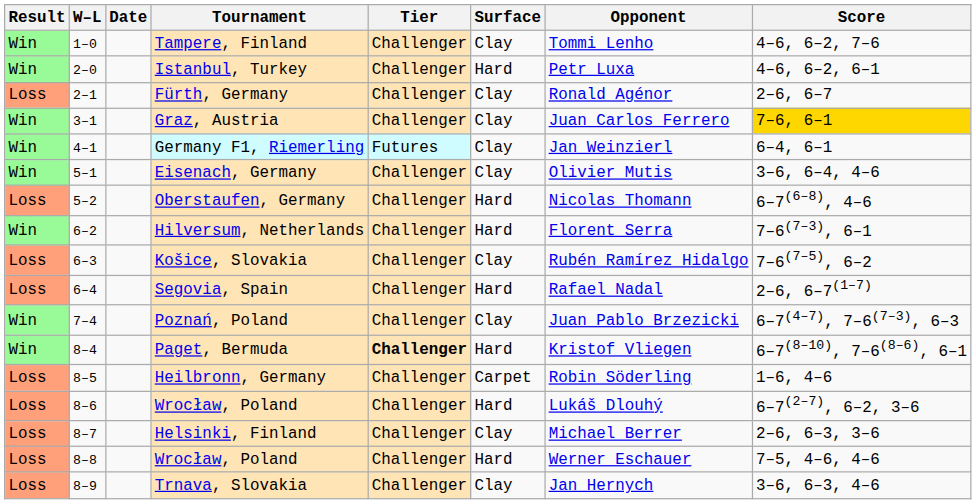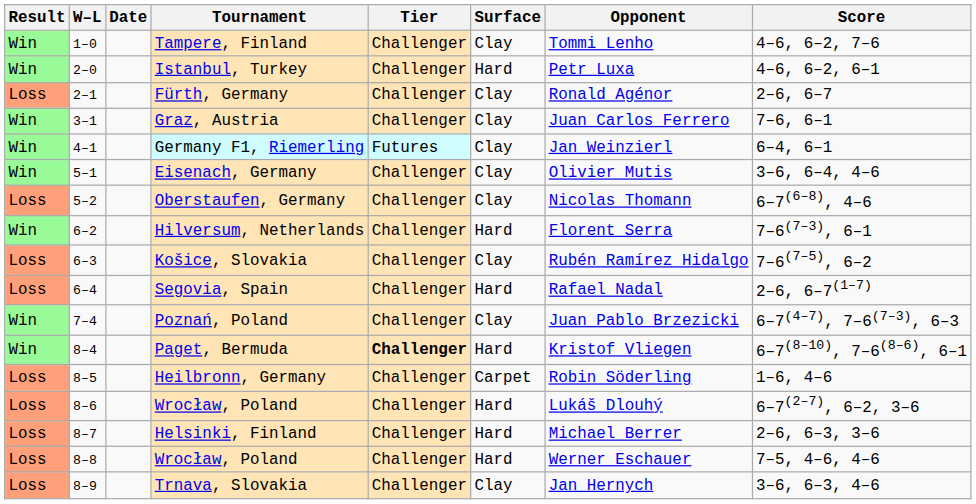(794, 121) gold background -> (794, 121) no background
(494, 200) Hard -> (494, 200) Clay
(494, 434) Clay -> (494, 434) Hard
